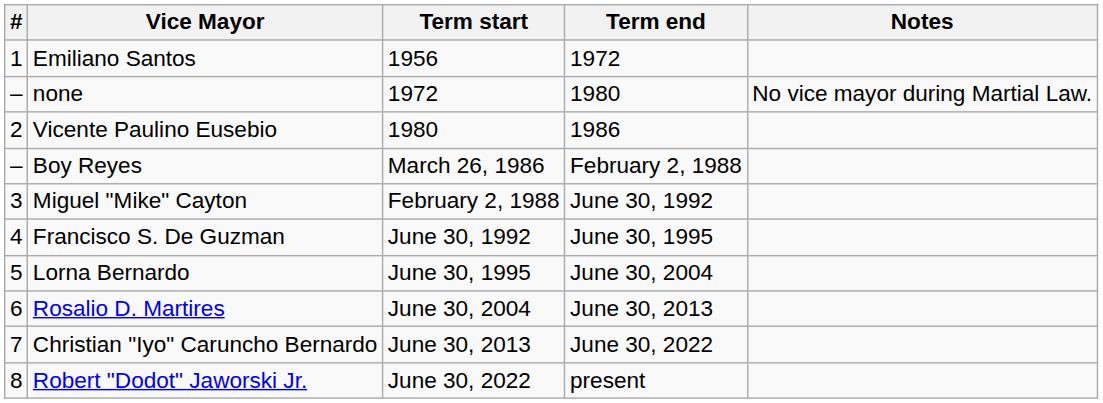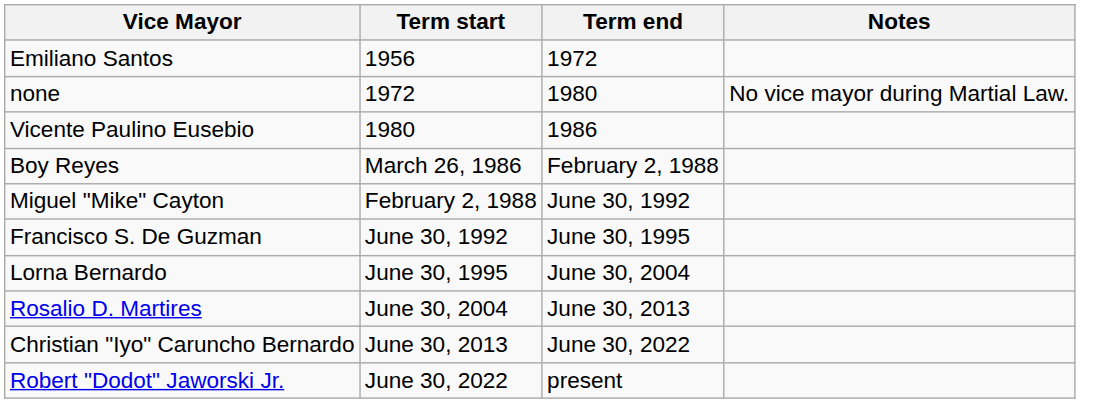- column: (16, 22)
